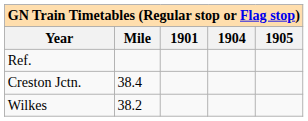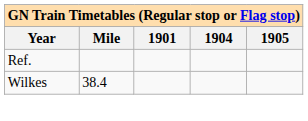- row: (44, 82)
(130, 104) 38.2 -> (95, 82) 38.4
